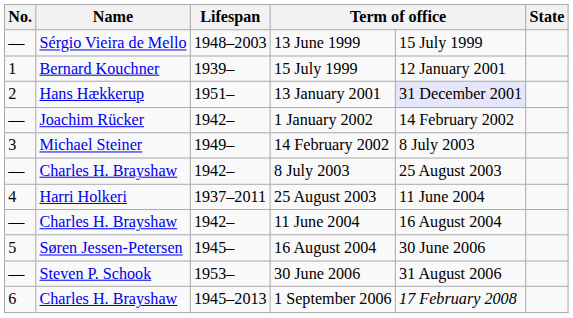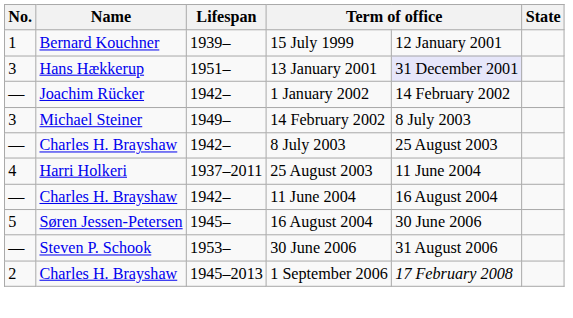- row: (317, 42)
(12, 94) 2 -> (12, 68) 3
(12, 299) 6 -> (12, 273) 2
